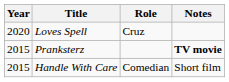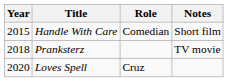rows swapped: (76, 67) <-> (61, 31)
(18, 49) 2015 -> (18, 49) 2018
(198, 49) bold -> (197, 49) normal
